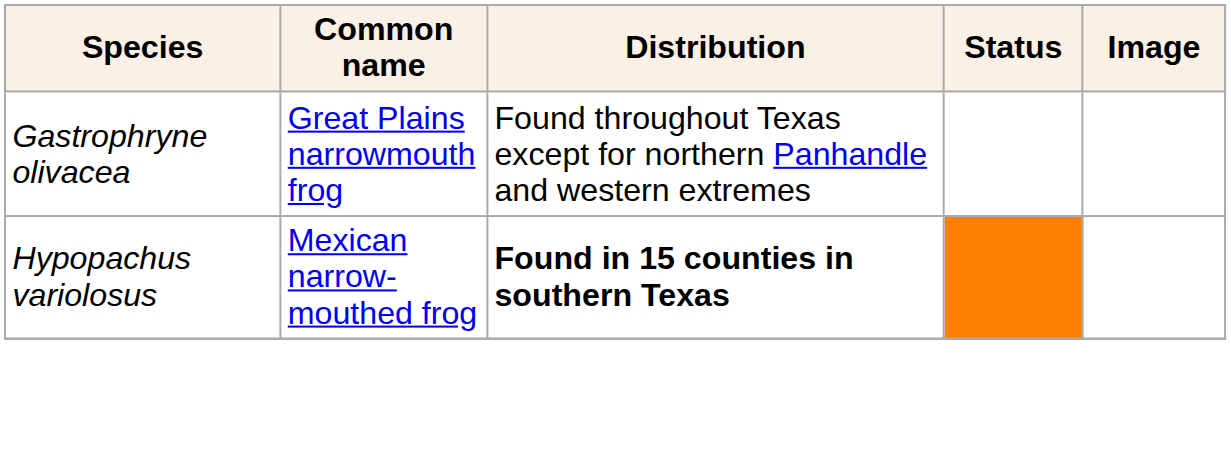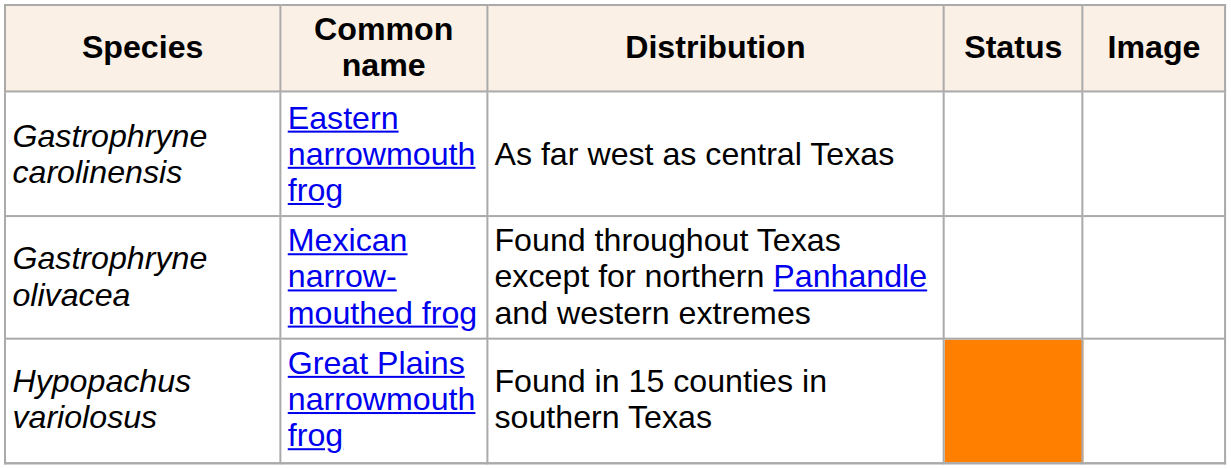+ row: (110, 153)
(382, 153) Great Plains narrowmouth frog -> (383, 276) Mexican narrow-mouthed frog
(383, 276) Mexican narrow-mouthed frog -> (382, 400) Great Plains narrowmouth frog
(674, 276) bold -> (661, 400) normal
